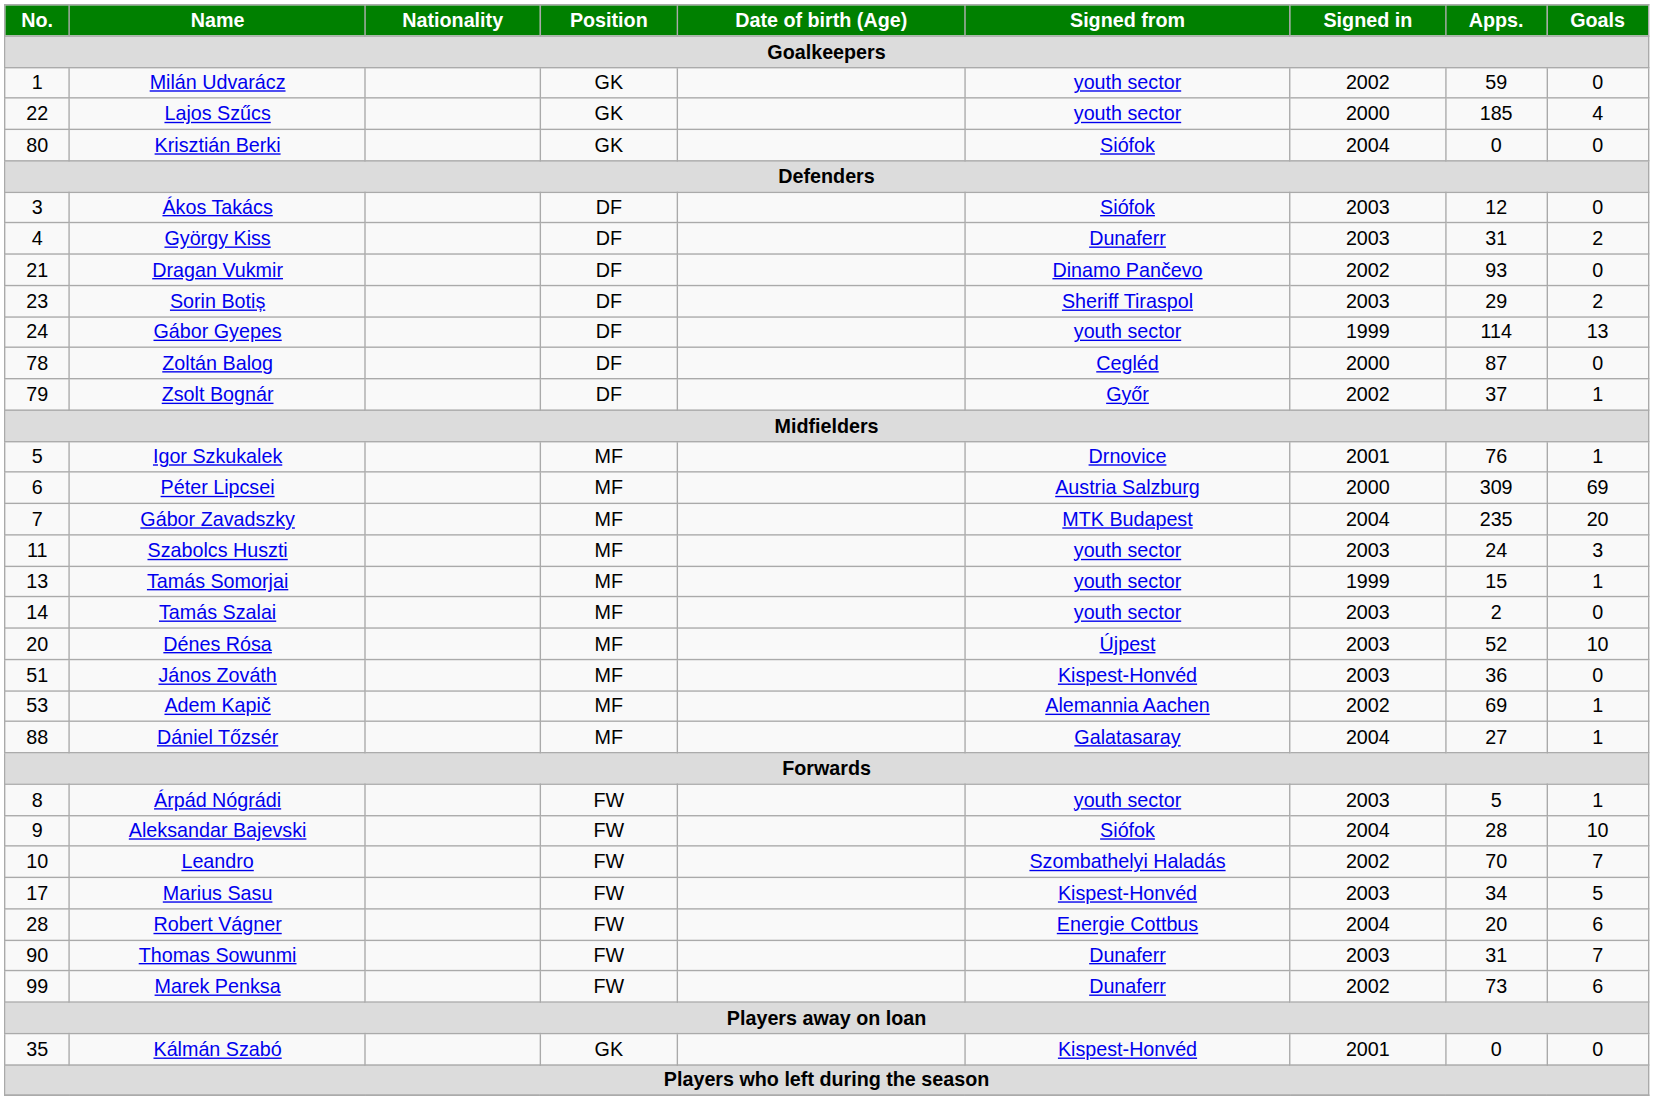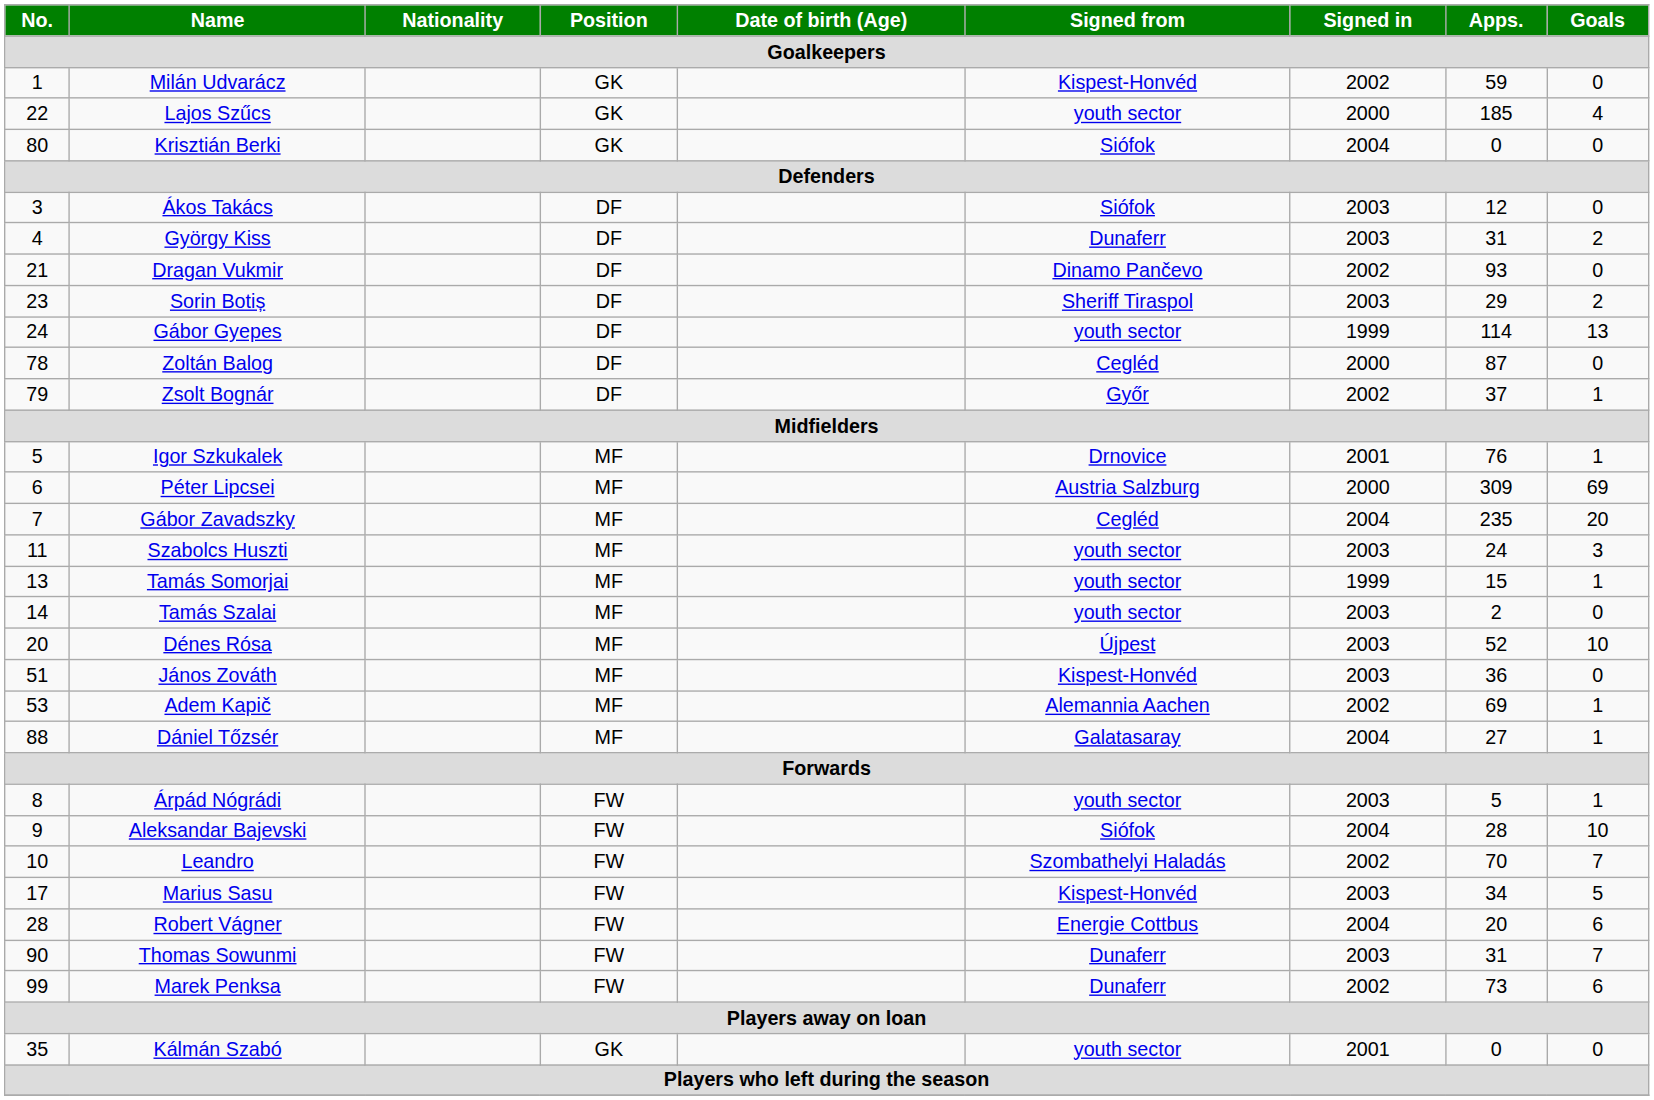(1127, 83) youth sector -> (1128, 83) Kispest-Honvéd
(1128, 519) MTK Budapest -> (1127, 519) Cegléd
(1128, 1049) Kispest-Honvéd -> (1127, 1049) youth sector
